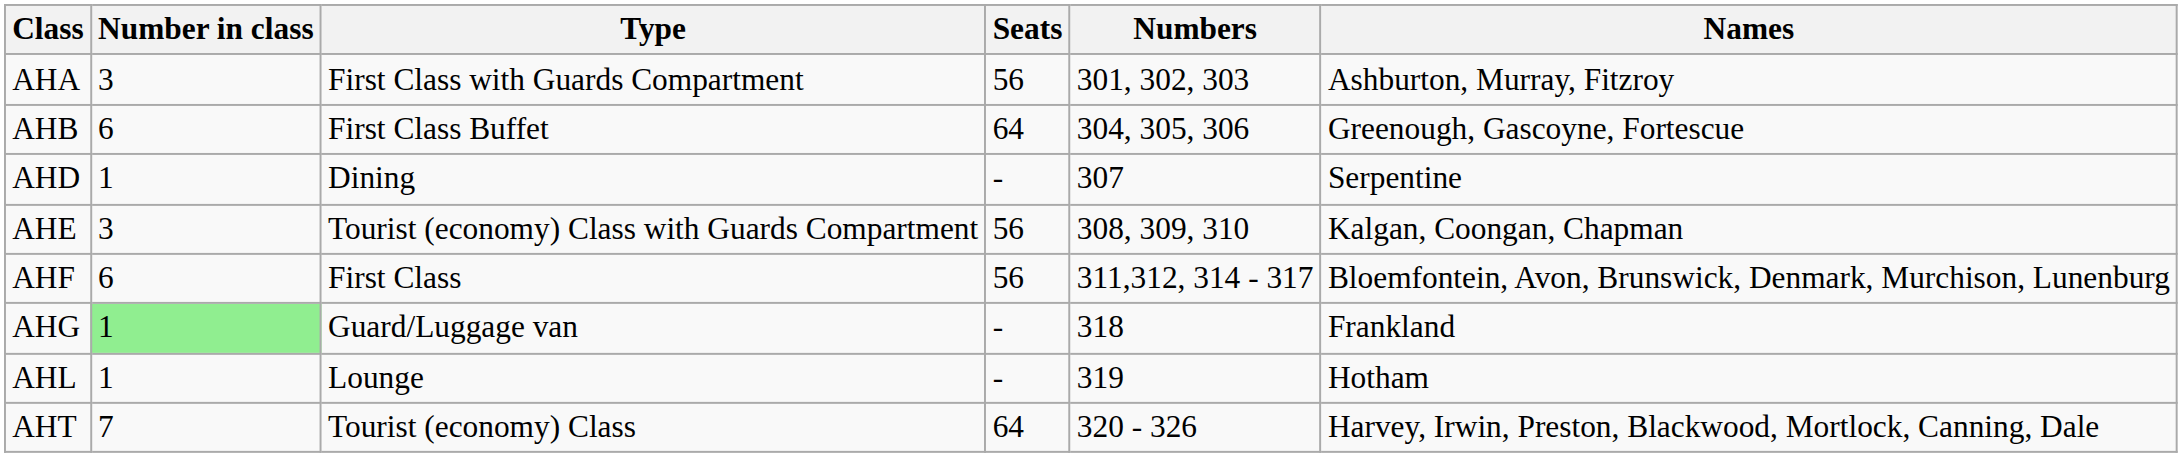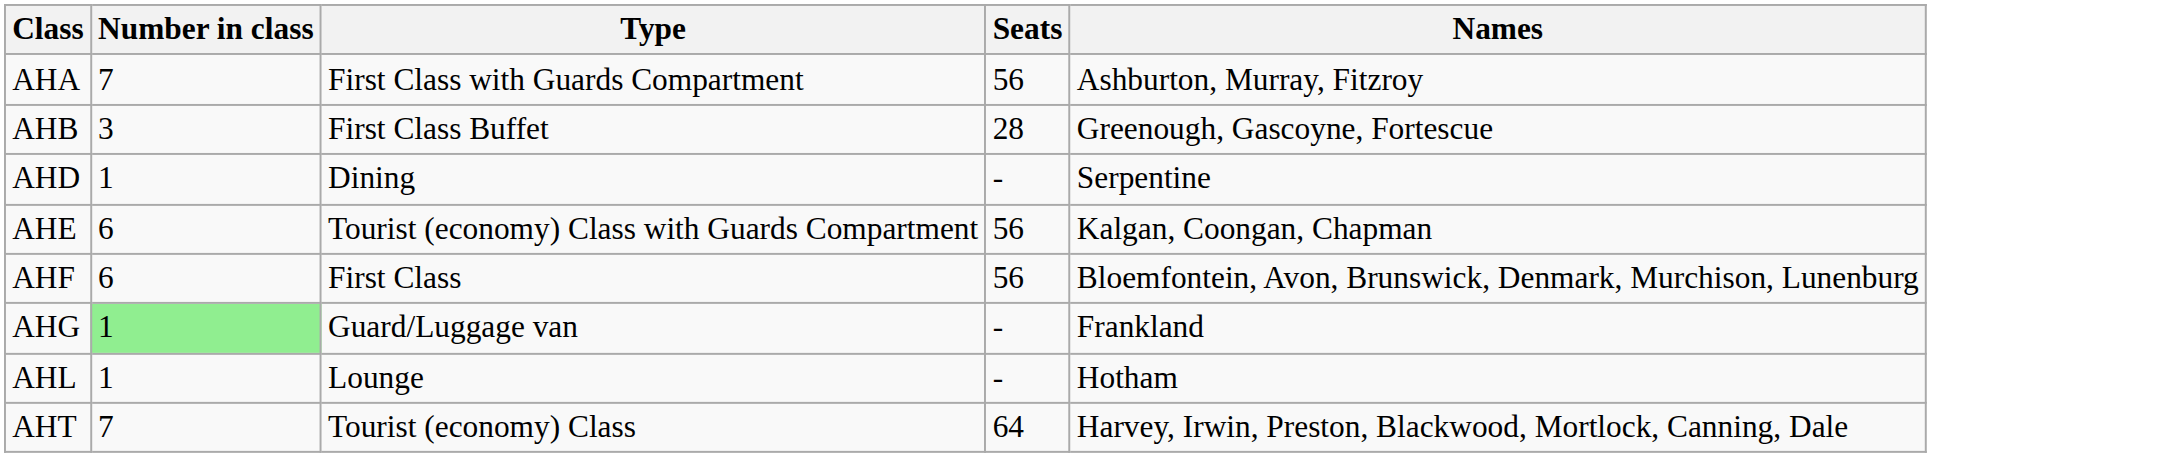- column: (1195, 29)
(106, 79) 3 -> (106, 79) 7
(106, 128) 6 -> (106, 128) 3
(1008, 128) 64 -> (1008, 128) 28
(106, 228) 3 -> (106, 228) 6
